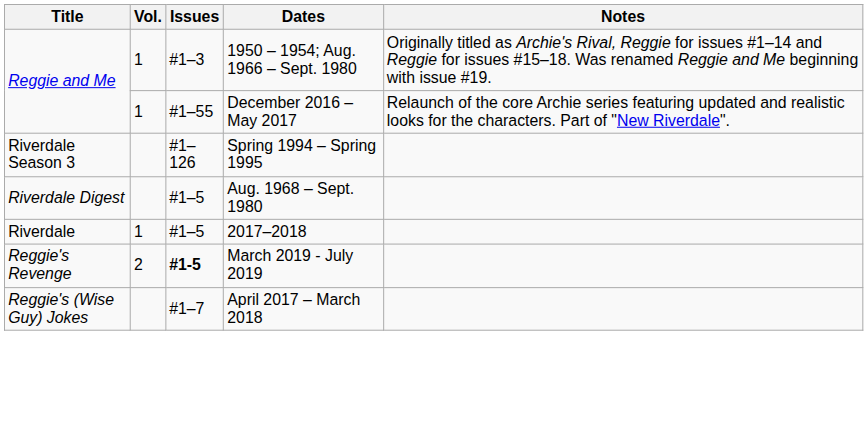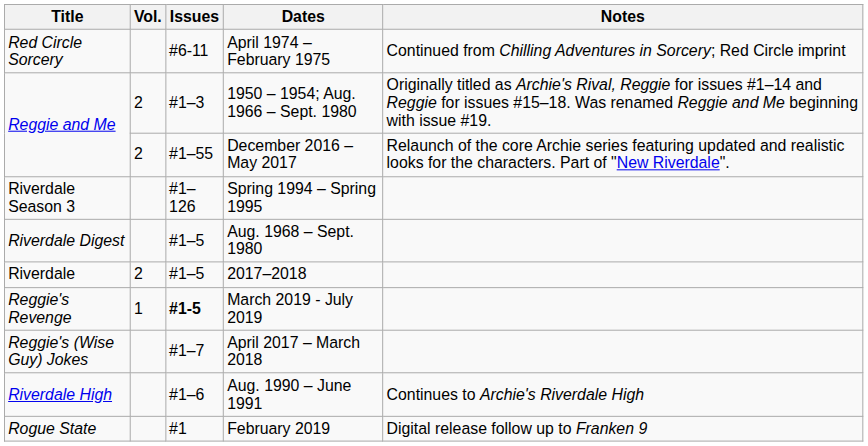+ row: (279, 51)
(138, 60) 1 -> (138, 102) 2
(138, 111) 1 -> (138, 154) 2
(138, 231) 1 -> (138, 274) 2
(138, 265) 2 -> (138, 308) 1
+ row: (289, 394)
+ row: (279, 428)
